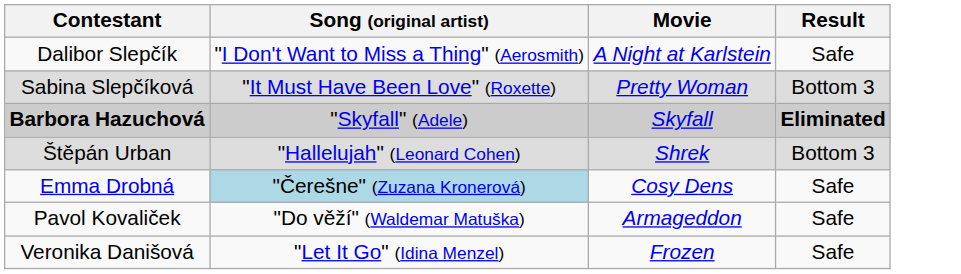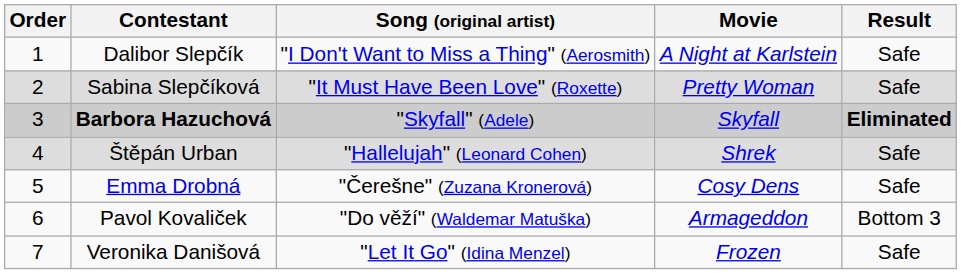+ column: (38, 20)
(833, 86) Bottom 3 -> (899, 86) Safe
(833, 152) Bottom 3 -> (899, 152) Safe
(399, 185) lightblue background -> (465, 185) no background
(833, 218) Safe -> (899, 218) Bottom 3
